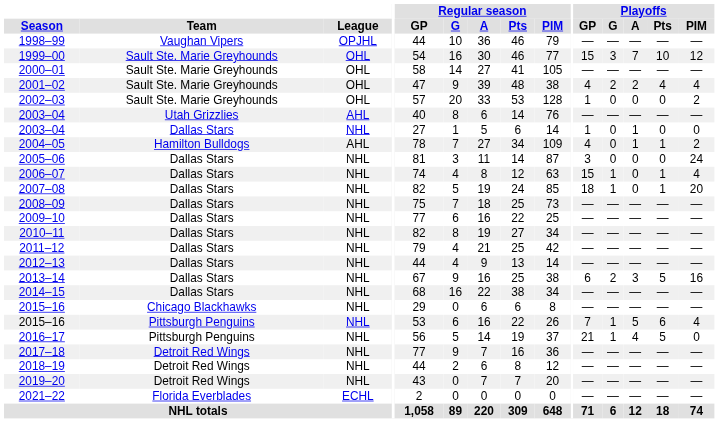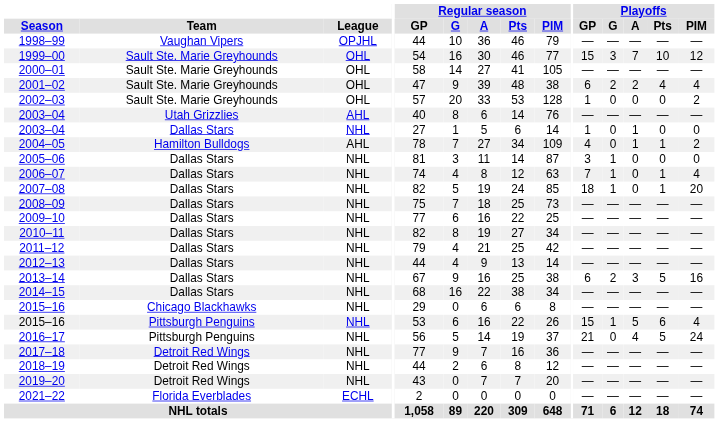(588, 85) 4 -> (588, 85) 6
(613, 159) 0 -> (613, 159) 1
(696, 159) 24 -> (696, 159) 0
(588, 174) 15 -> (588, 174) 7
(588, 322) 7 -> (588, 322) 15
(613, 337) 1 -> (613, 337) 0
(696, 337) 0 -> (696, 337) 24
